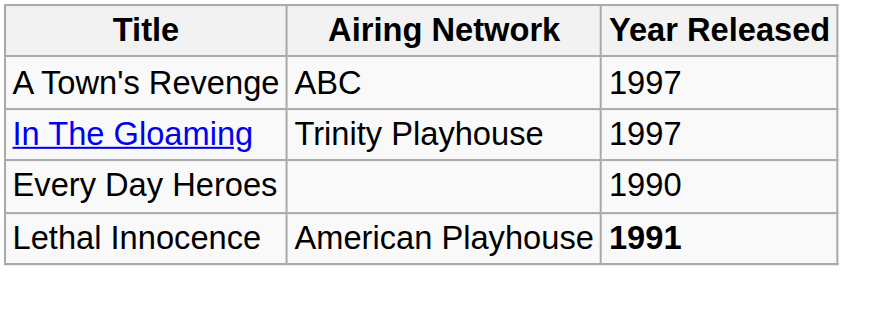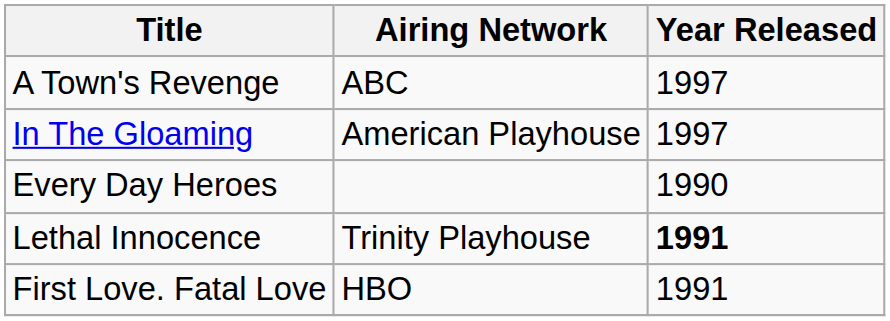(419, 133) Trinity Playhouse -> (491, 133) American Playhouse
(444, 237) American Playhouse -> (466, 237) Trinity Playhouse
+ row: (169, 289)
